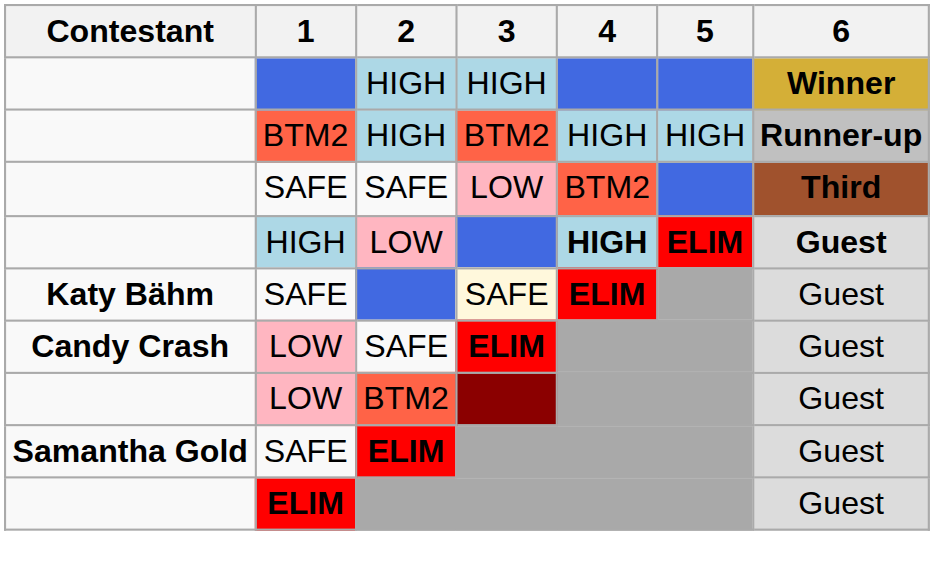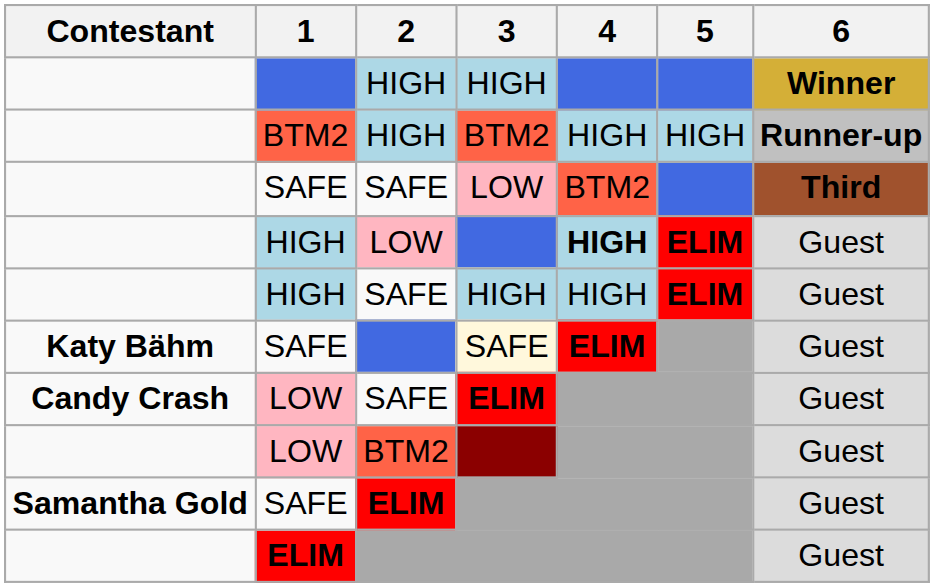(841, 241) bold -> (841, 241) normal
+ row: (306, 293)
